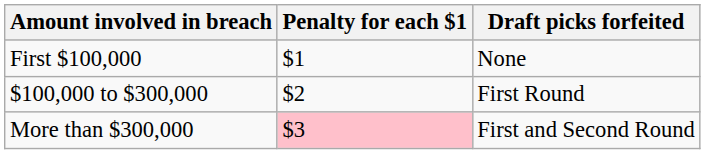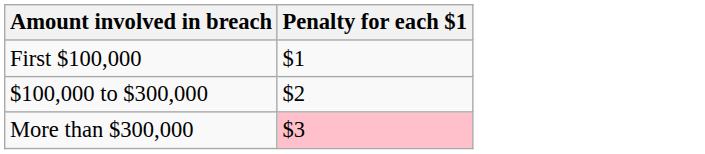- column: (586, 22)
